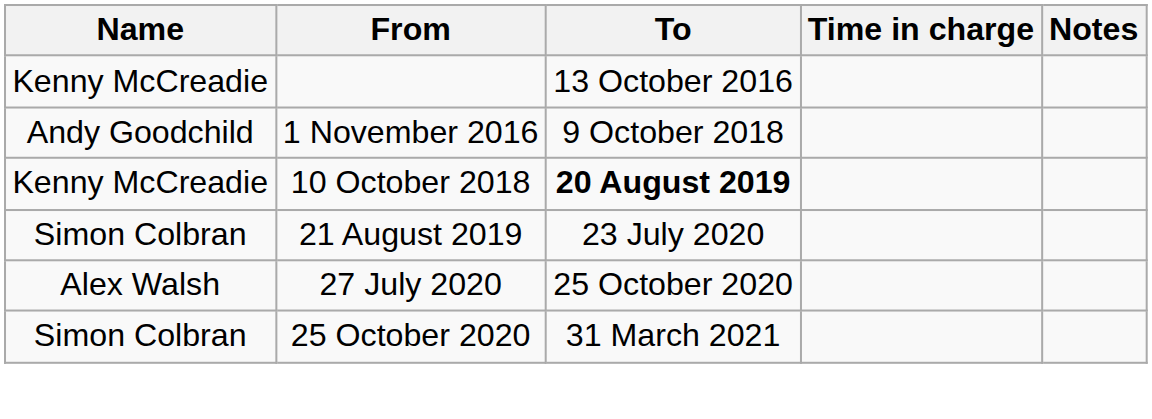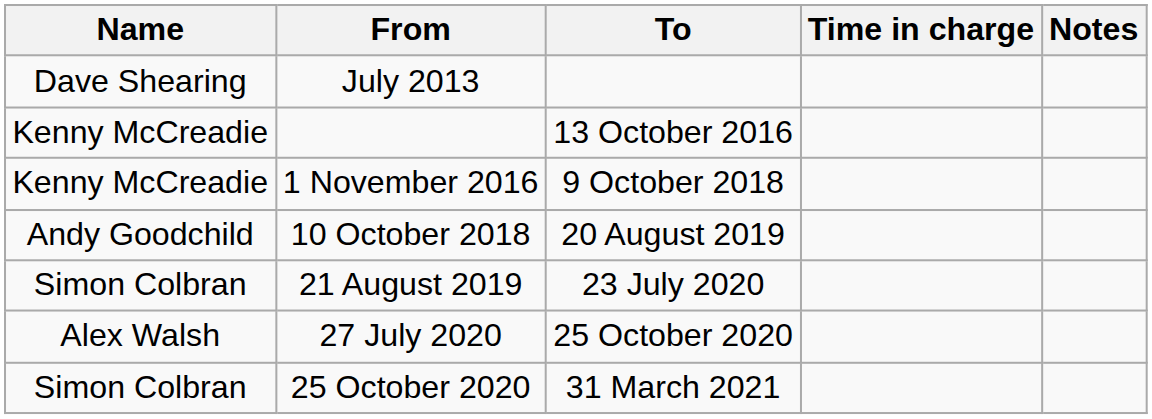+ row: (411, 81)
(140, 132) Andy Goodchild -> (140, 183) Kenny McCreadie
(140, 183) Kenny McCreadie -> (140, 234) Andy Goodchild
(673, 183) bold -> (673, 234) normal
